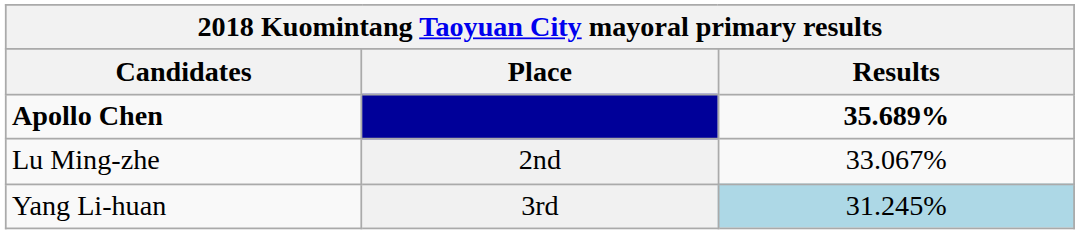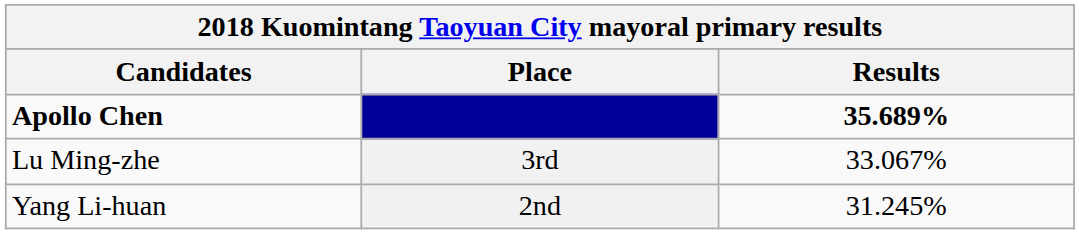(540, 160) 2nd -> (540, 160) 3rd
(540, 205) 3rd -> (540, 205) 2nd
(896, 205) lightblue background -> (896, 205) no background
